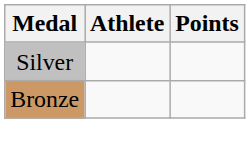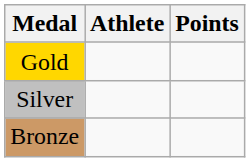+ row: (45, 61)
